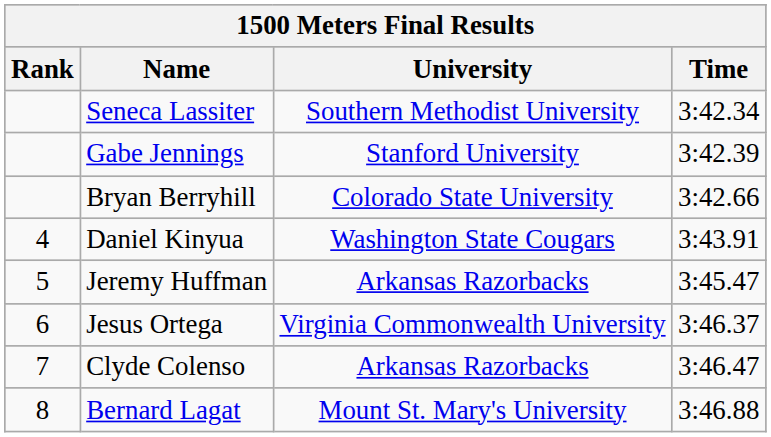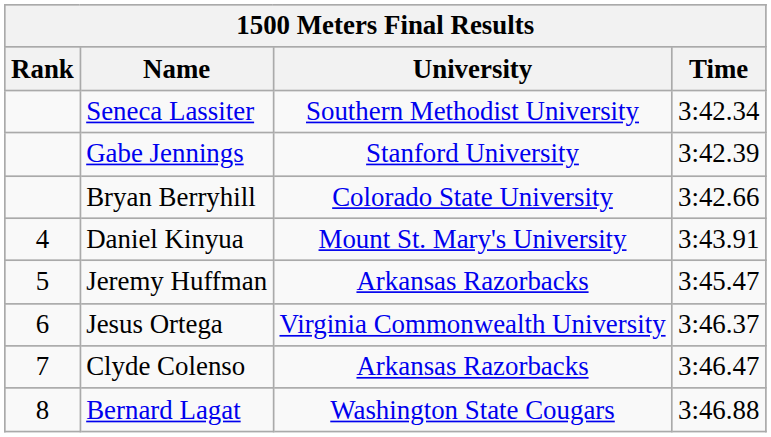(473, 238) Washington State Cougars -> (473, 238) Mount St. Mary's University
(473, 409) Mount St. Mary's University -> (473, 409) Washington State Cougars
